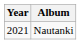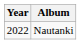(18, 30) 2021 -> (18, 30) 2022
